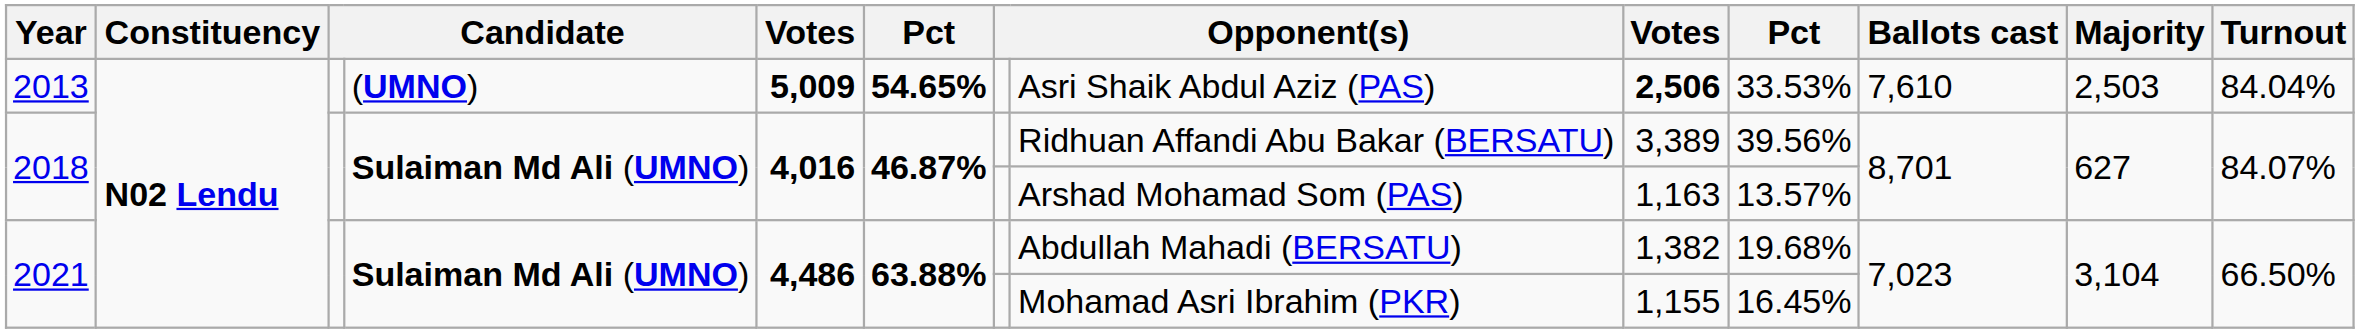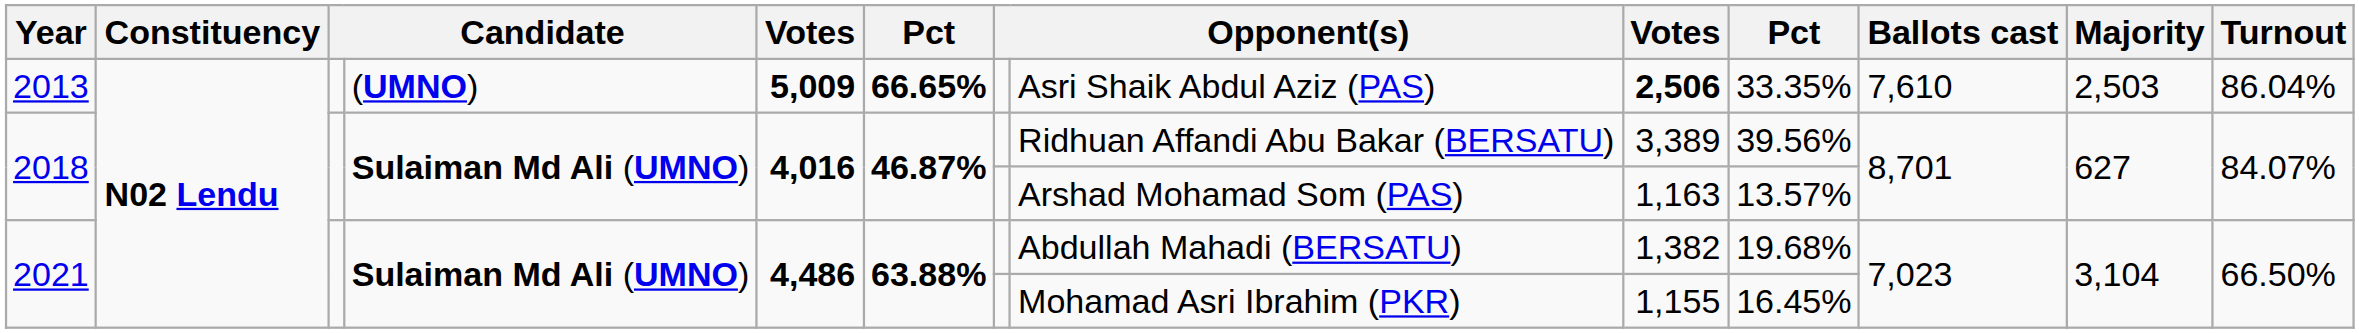(929, 86) 54.65% -> (929, 86) 66.65%
(1794, 86) 33.53% -> (1794, 86) 33.35%
(2278, 86) 84.04% -> (2278, 86) 86.04%
